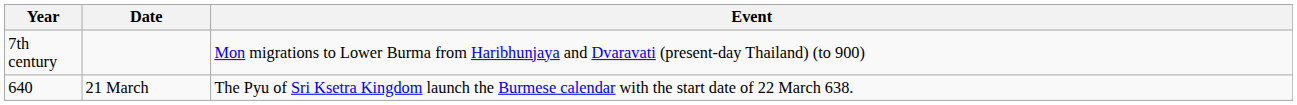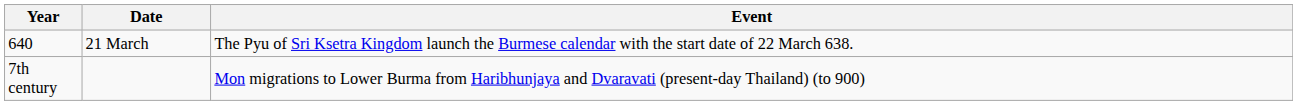rows swapped: (33, 52) <-> (21, 87)
